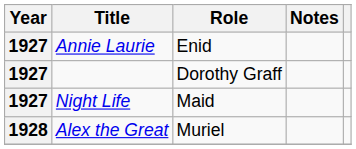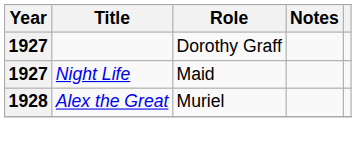- row: (105, 46)
